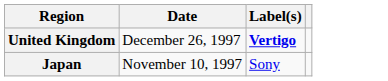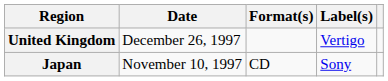+ column: (281, 16)
(273, 40) bold -> (342, 40) normal
